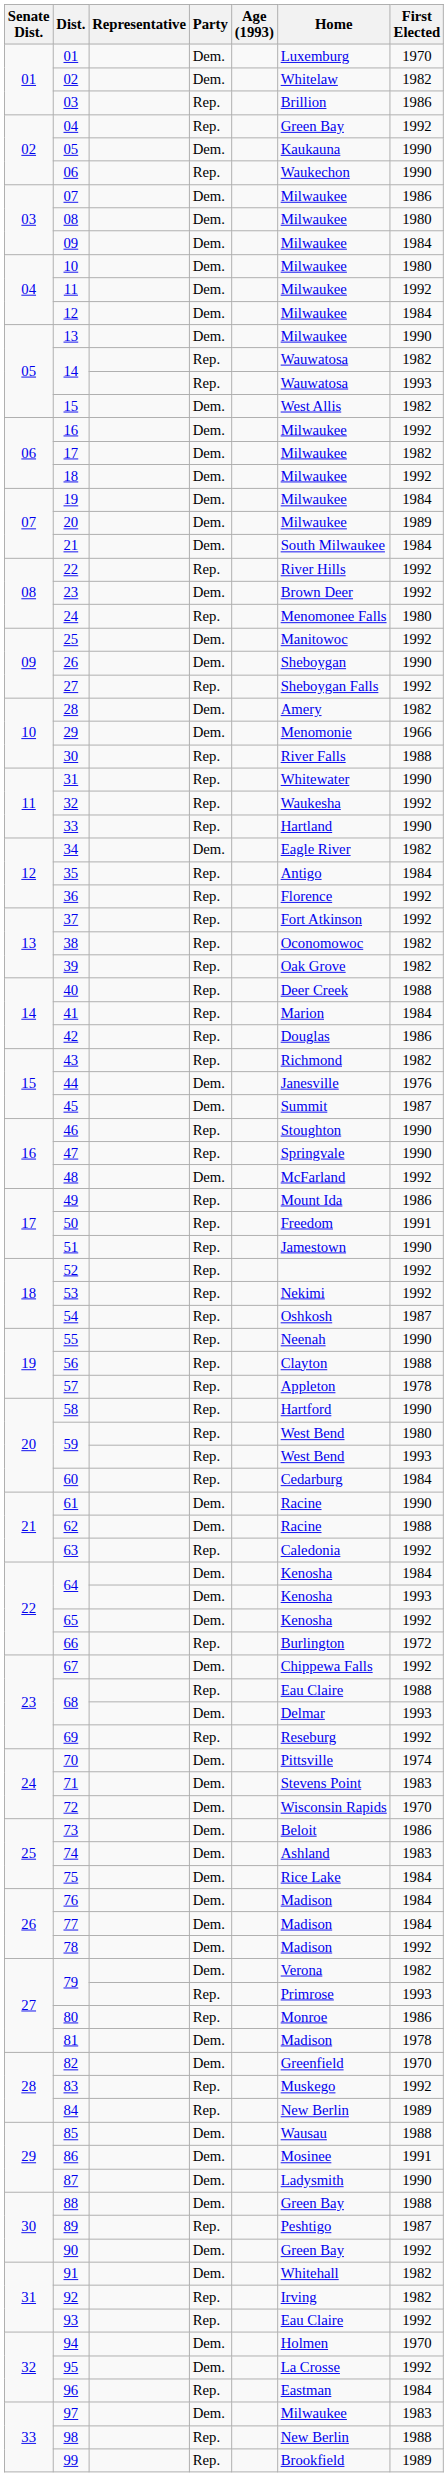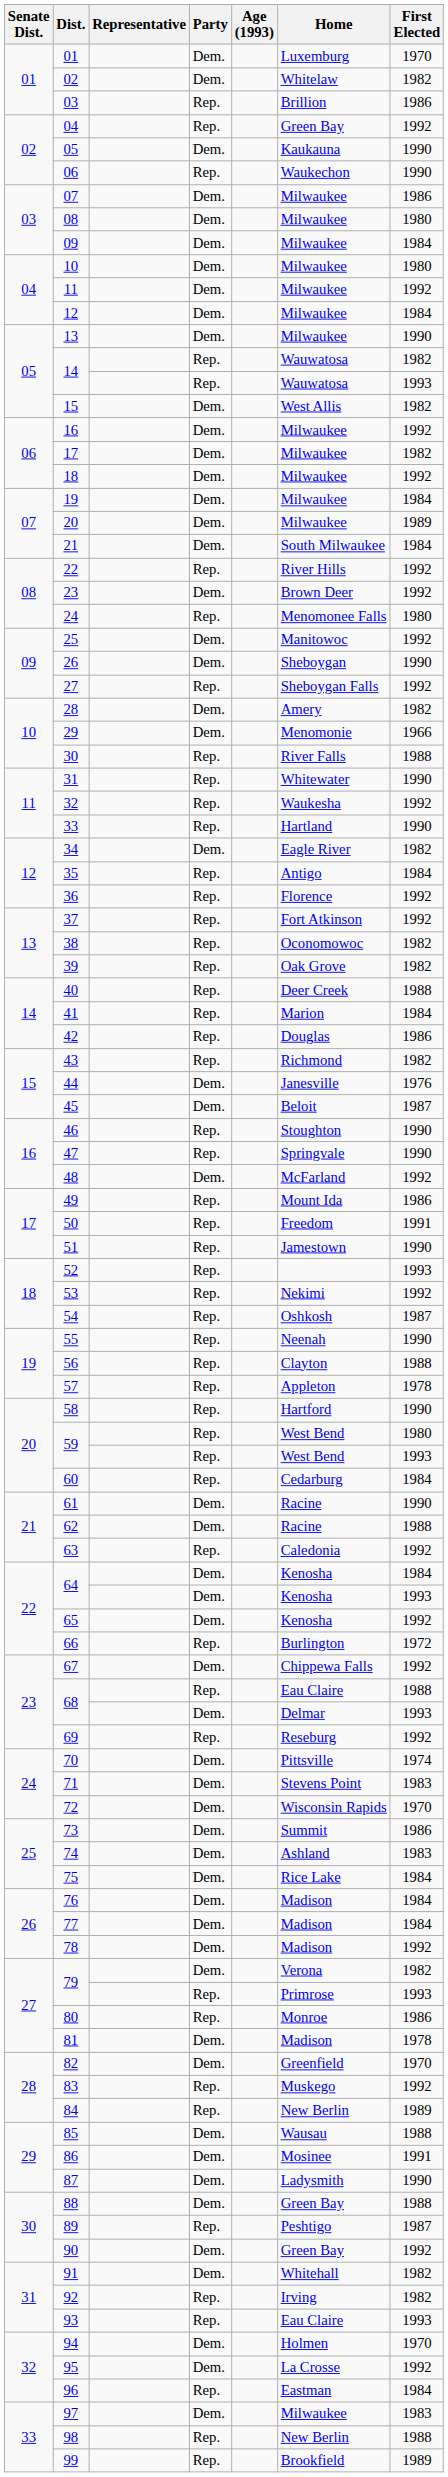(304, 1106) Summit -> (299, 1106) Beloit
(417, 1270) 1992 -> (417, 1270) 1993
(299, 1830) Beloit -> (304, 1830) Summit
(417, 2320) 1992 -> (417, 2320) 1993
